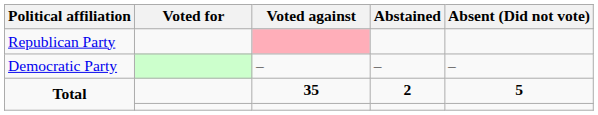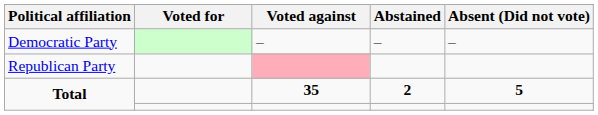rows swapped: (63, 66) <-> (62, 41)
